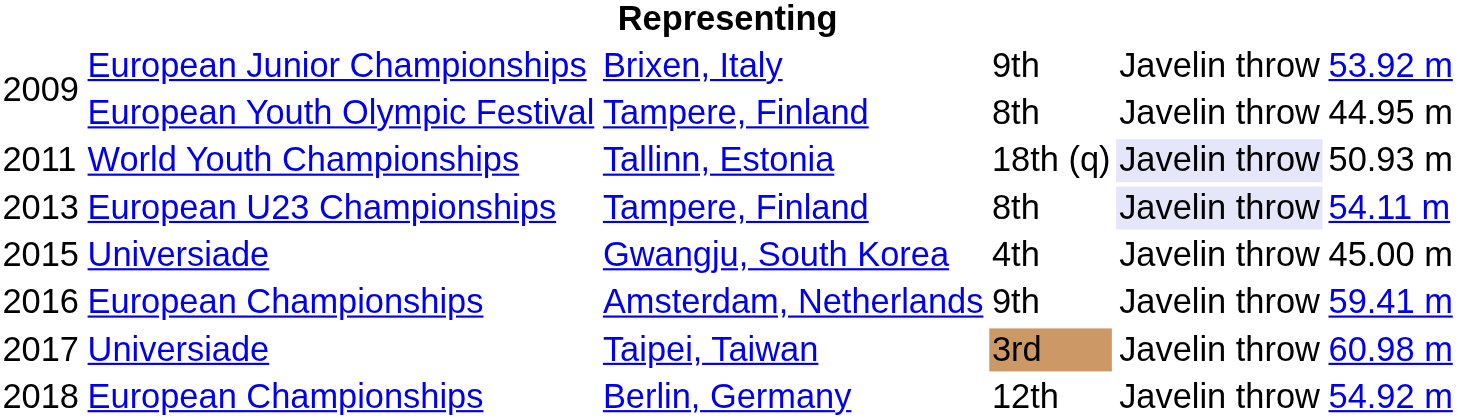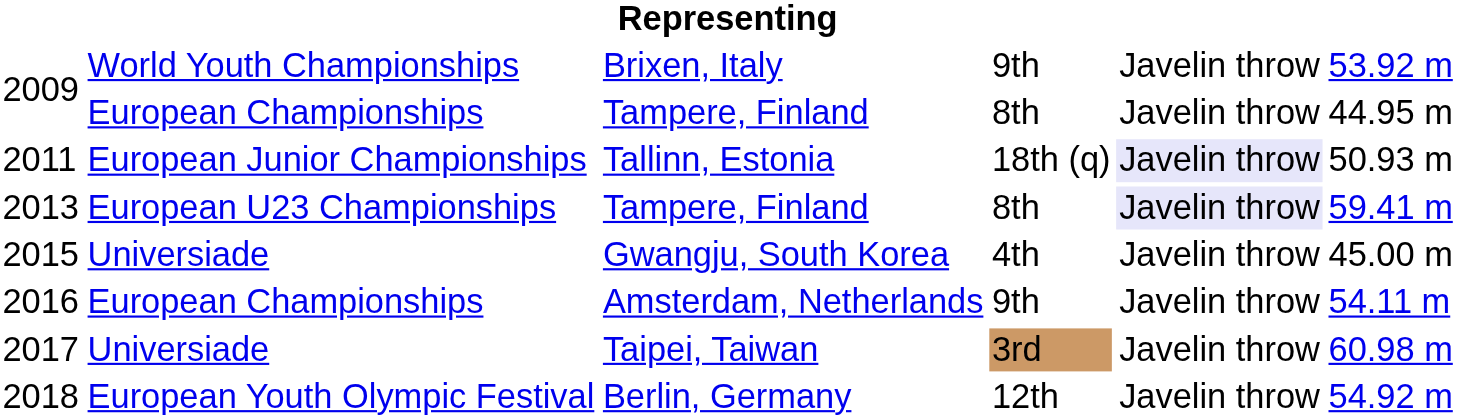(337, 65) European Junior Championships -> (303, 65) World Youth Championships
(341, 112) European Youth Olympic Festival -> (286, 112) European Championships
(303, 160) World Youth Championships -> (337, 160) European Junior Championships
(1389, 207) 54.11 m -> (1391, 207) 59.41 m
(1391, 302) 59.41 m -> (1389, 302) 54.11 m
(286, 396) European Championships -> (341, 396) European Youth Olympic Festival
